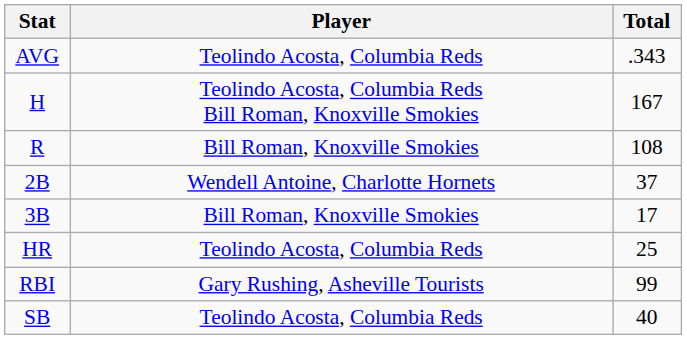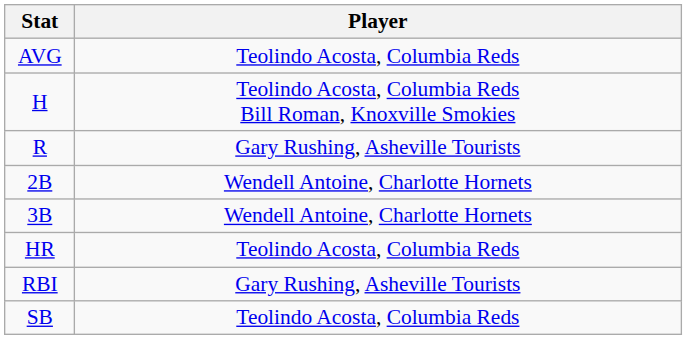- column: (647, 21)
(341, 147) Bill Roman, Knoxville Smokies -> (378, 147) Gary Rushing, Asheville Tourists
(341, 215) Bill Roman, Knoxville Smokies -> (378, 215) Wendell Antoine, Charlotte Hornets
